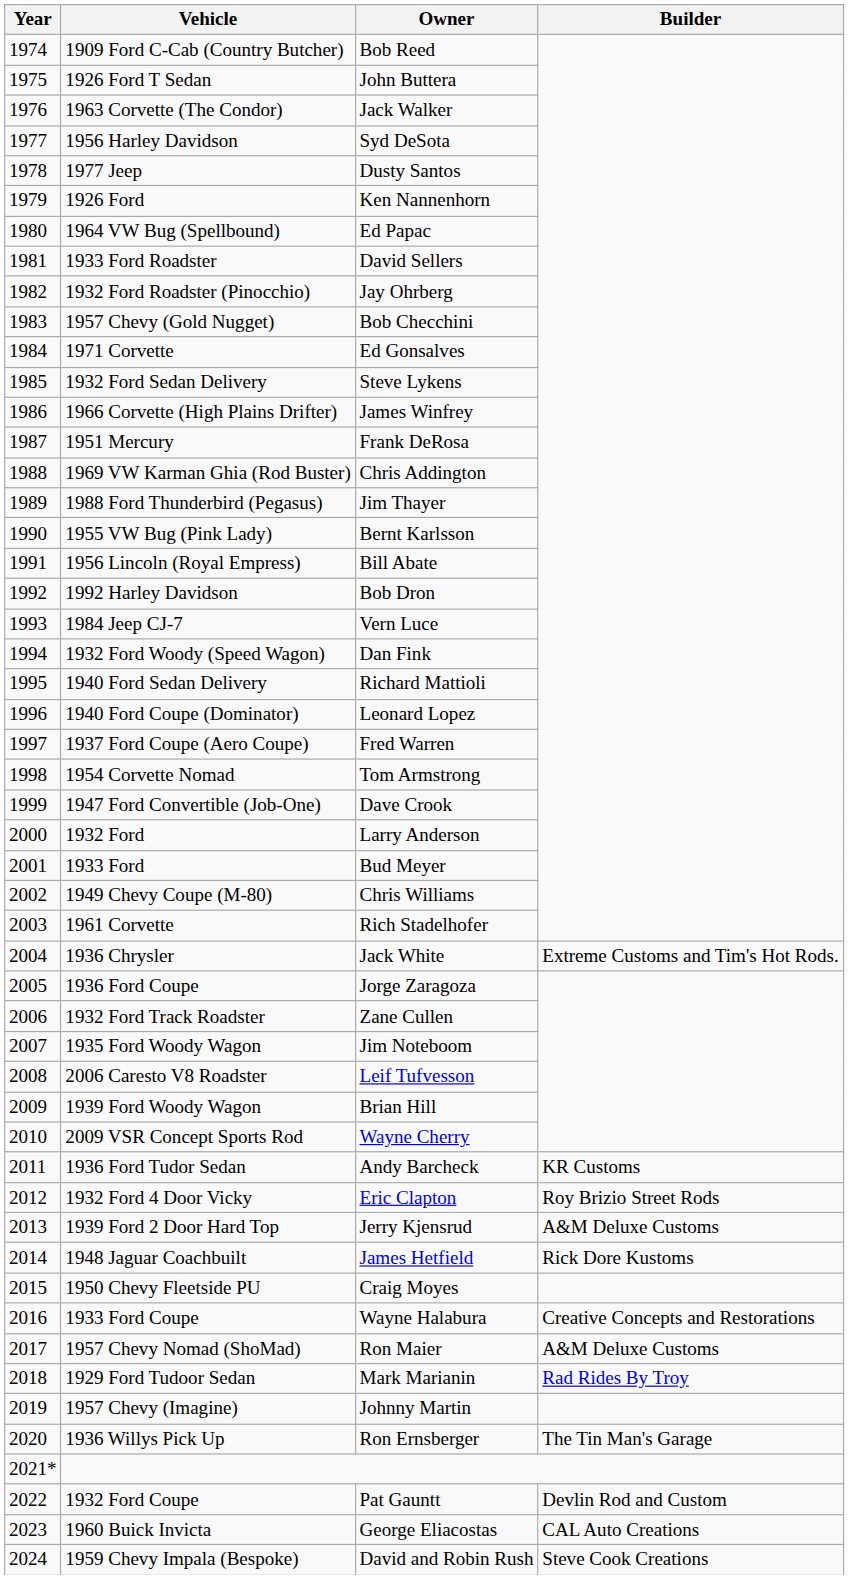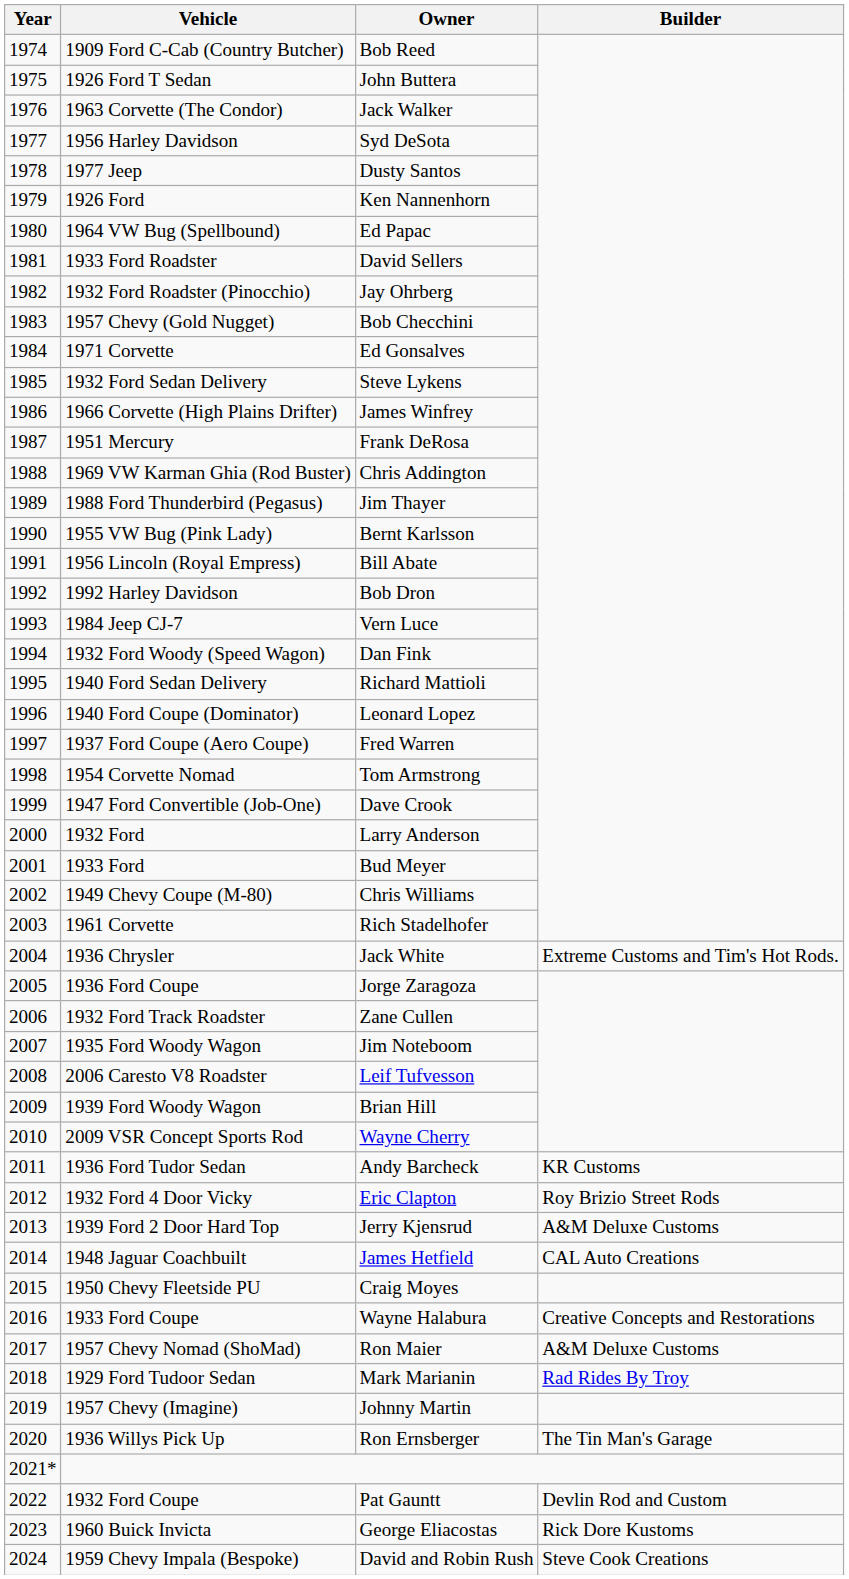(618, 1257) Rick Dore Kustoms -> (621, 1257) CAL Auto Creations
(621, 1529) CAL Auto Creations -> (618, 1529) Rick Dore Kustoms
